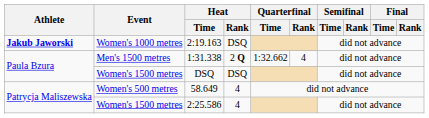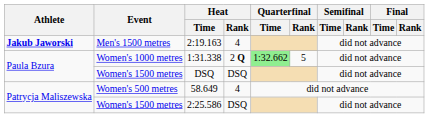(139, 43) Women's 1000 metres -> (133, 43) Men's 1500 metres
(237, 43) DSQ -> (237, 43) 4
(133, 58) Men's 1500 metres -> (139, 58) Women's 1000 metres
(270, 58) no background -> (270, 58) lightgreen background
(304, 58) 4 -> (304, 58) 5
(237, 105) 4 -> (237, 105) DSQ
